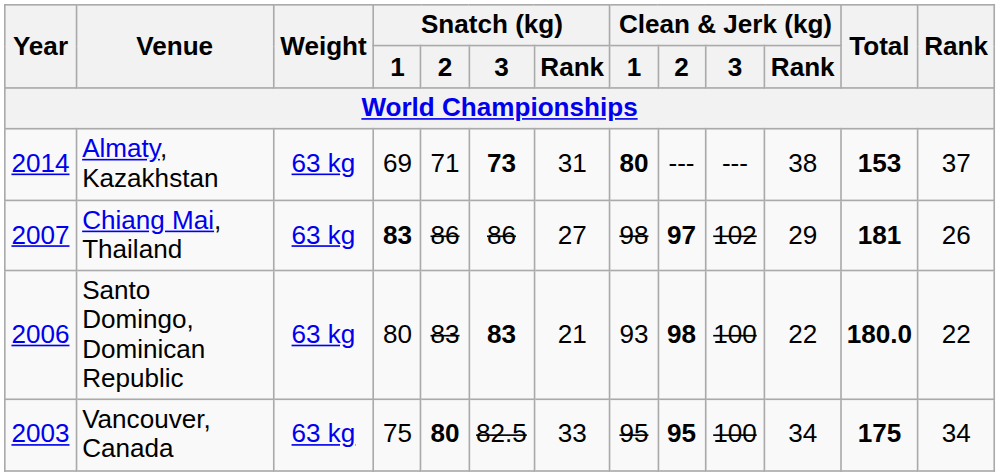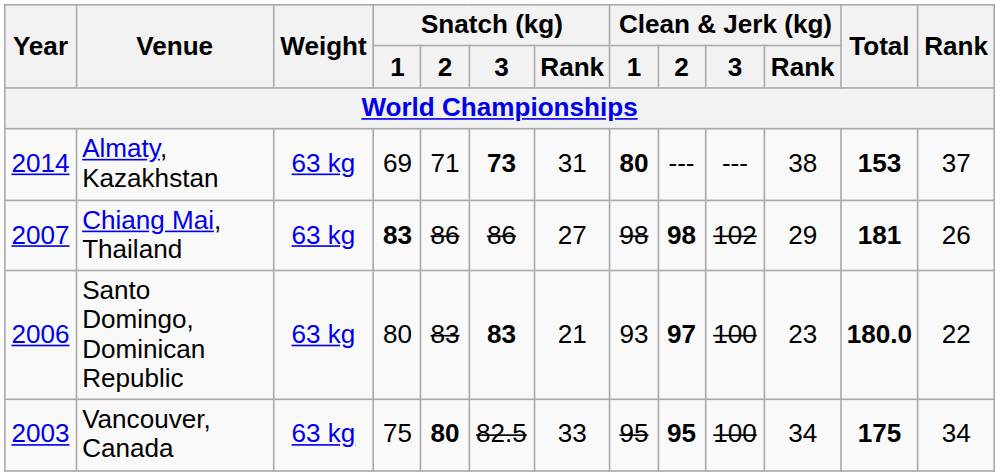(681, 234) 97 -> (681, 234) 98
(681, 334) 98 -> (681, 334) 97
(803, 334) 22 -> (803, 334) 23
